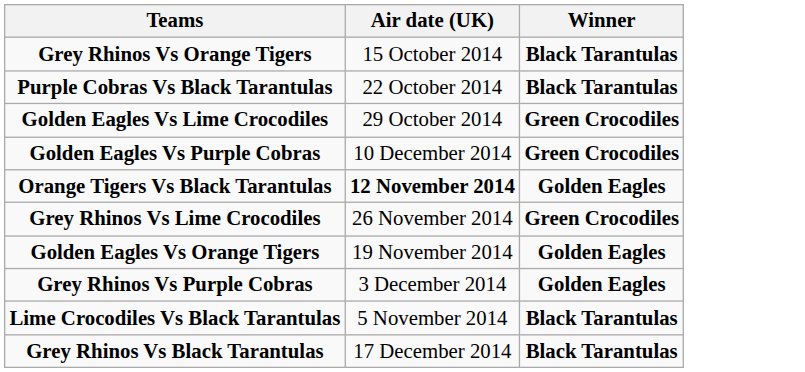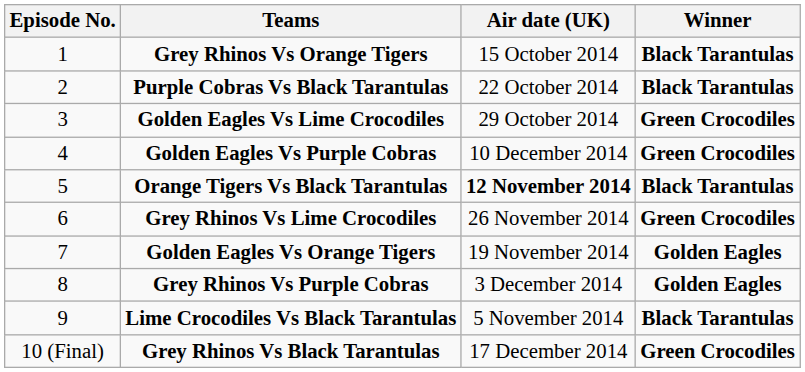+ column: (63, 20)
(602, 185) Golden Eagles -> (718, 185) Black Tarantulas
(602, 350) Black Tarantulas -> (718, 350) Green Crocodiles
